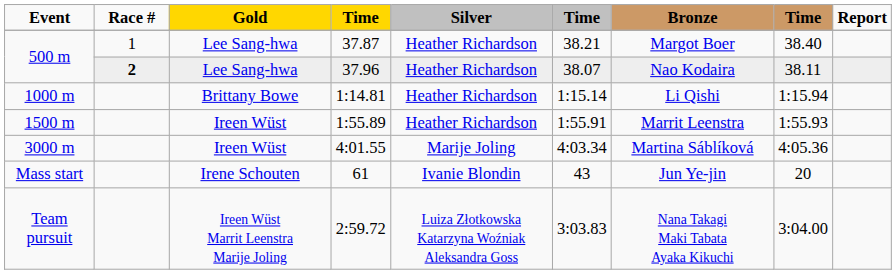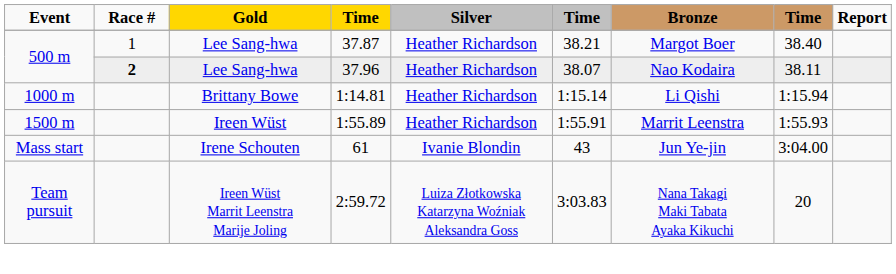- row: (361, 148)
(803, 174) 20 -> (803, 148) 3:04.00
(803, 228) 3:04.00 -> (803, 202) 20
